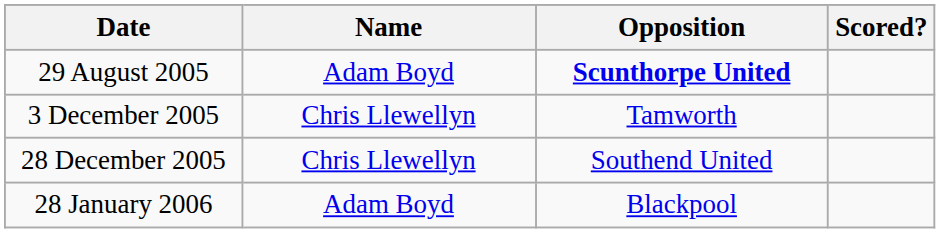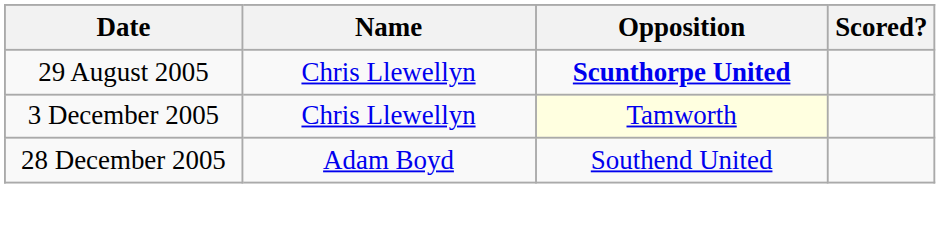(389, 71) Adam Boyd -> (389, 71) Chris Llewellyn
(682, 115) no background -> (682, 115) lightyellow background
(389, 160) Chris Llewellyn -> (389, 160) Adam Boyd
- row: (123, 204)
